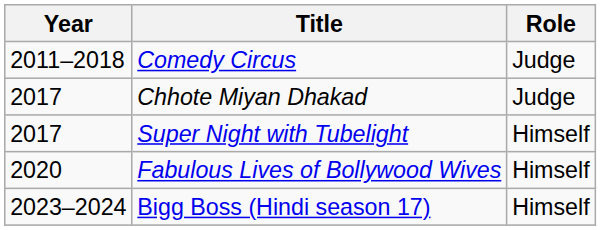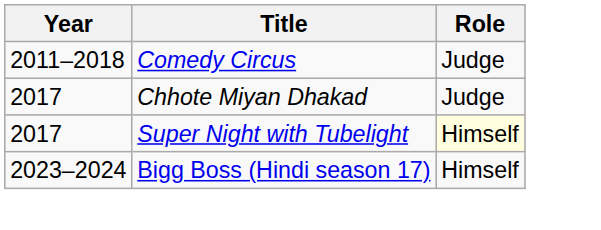(551, 134) no background -> (480, 134) lightyellow background
- row: (319, 171)
